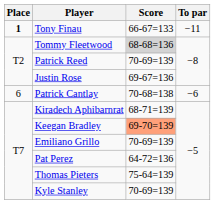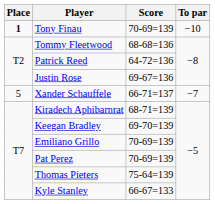(151, 28) 66-67=133 -> (151, 28) 70-69=139
(193, 28) −11 -> (193, 28) −10
(151, 45) lightgrey background -> (151, 45) no background
(151, 61) 70-69=139 -> (151, 61) 64-72=136
+ row: (73, 93)
- row: (66, 93)
(151, 126) lightsalmon background -> (151, 126) no background
(151, 158) 64-72=136 -> (151, 158) 70-69=139
(151, 191) 70-69=139 -> (151, 191) 66-67=133
